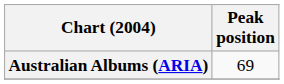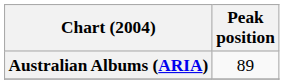(245, 65) 69 -> (245, 65) 89
